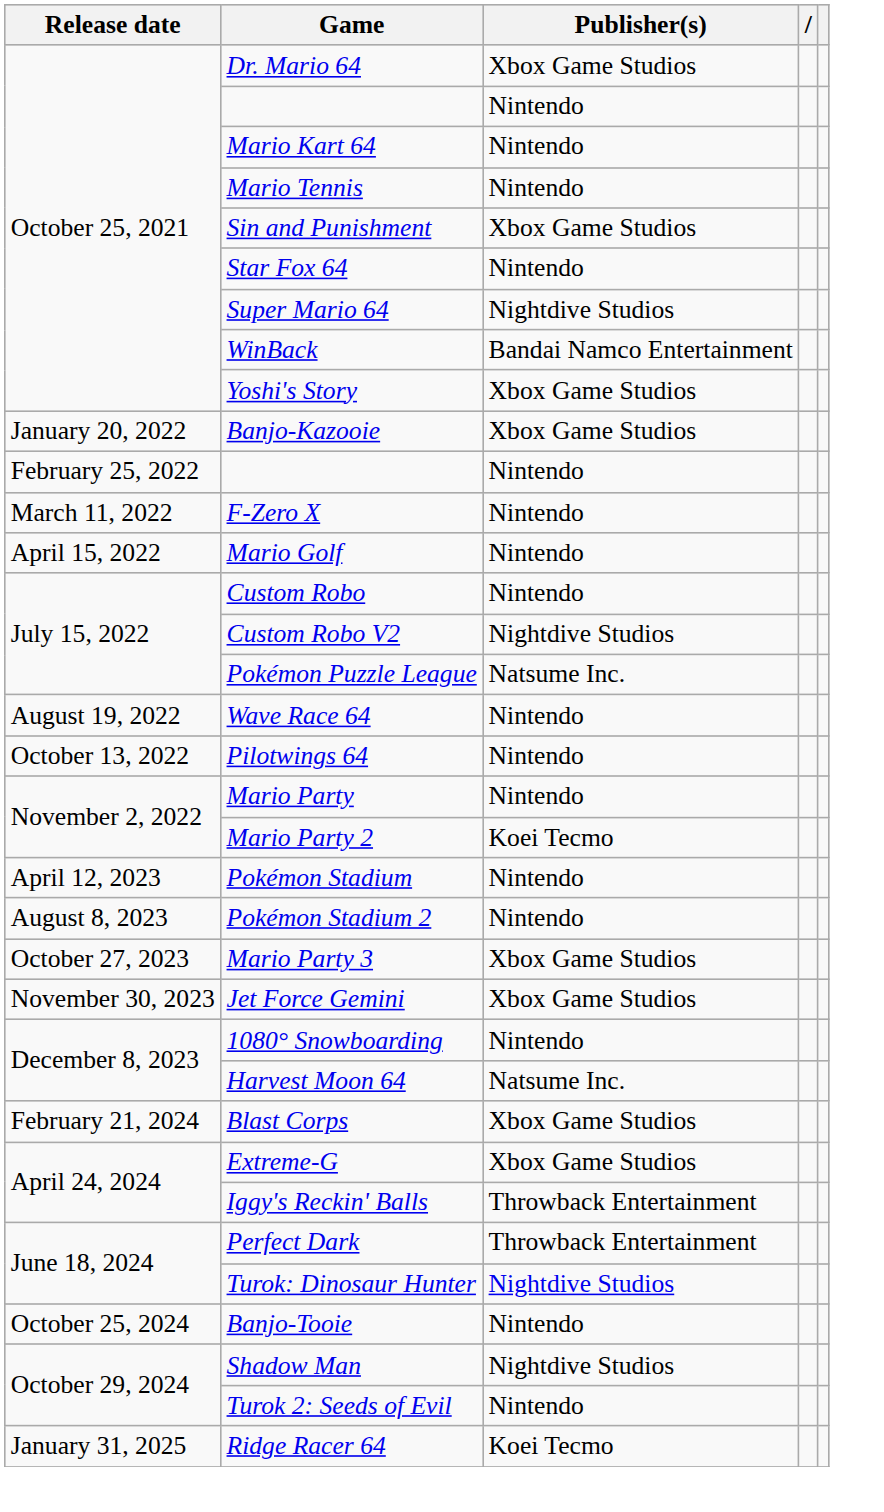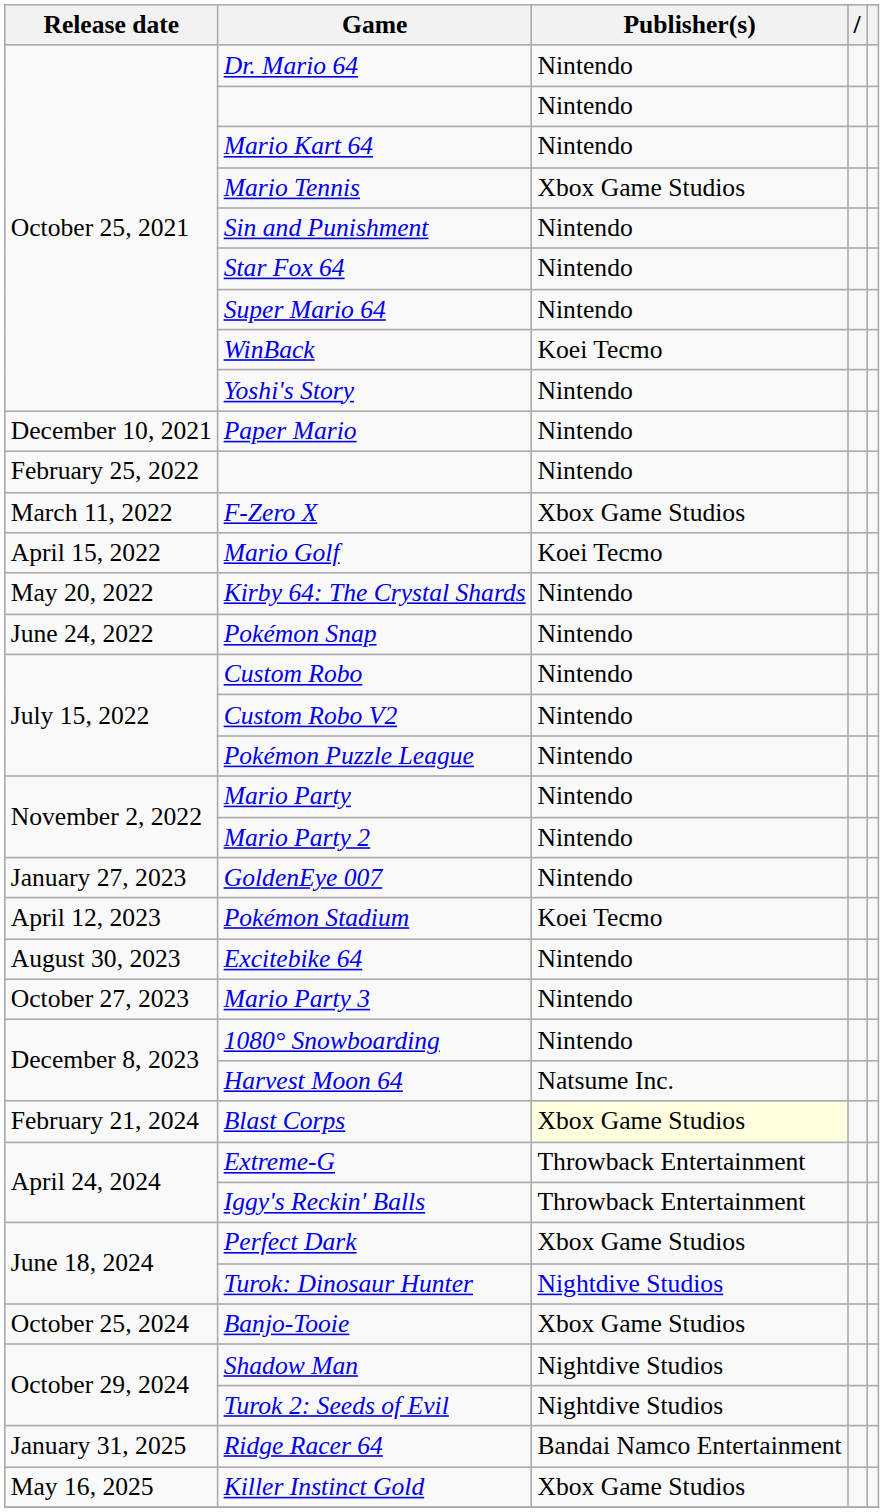(592, 65) Xbox Game Studios -> (585, 65) Nintendo
(536, 187) Nintendo -> (641, 187) Xbox Game Studios
(592, 227) Xbox Game Studios -> (585, 227) Nintendo
(581, 308) Nightdive Studios -> (585, 308) Nintendo
(641, 349) Bandai Namco Entertainment -> (600, 349) Koei Tecmo
(592, 390) Xbox Game Studios -> (585, 390) Nintendo
+ row: (111, 430)
- row: (99, 430)
(536, 512) Nintendo -> (641, 512) Xbox Game Studios
(536, 552) Nintendo -> (600, 552) Koei Tecmo
+ row: (82, 593)
+ row: (82, 633)
(581, 633) Nightdive Studios -> (585, 715) Nintendo
(557, 674) Natsume Inc. -> (585, 755) Nintendo
- row: (96, 715)
- row: (100, 755)
(551, 836) Koei Tecmo -> (585, 836) Nintendo
+ row: (99, 877)
(536, 877) Nintendo -> (600, 918) Koei Tecmo
- row: (89, 918)
+ row: (96, 958)
(592, 958) Xbox Game Studios -> (585, 999) Nintendo
- row: (113, 999)
(592, 1120) no background -> (641, 1120) lightyellow background
(592, 1161) Xbox Game Studios -> (671, 1161) Throwback Entertainment
(623, 1242) Throwback Entertainment -> (641, 1242) Xbox Game Studios
(536, 1324) Nintendo -> (641, 1324) Xbox Game Studios
(536, 1405) Nintendo -> (630, 1405) Nightdive Studios
(551, 1445) Koei Tecmo -> (690, 1445) Bandai Namco Entertainment
+ row: (82, 1486)
